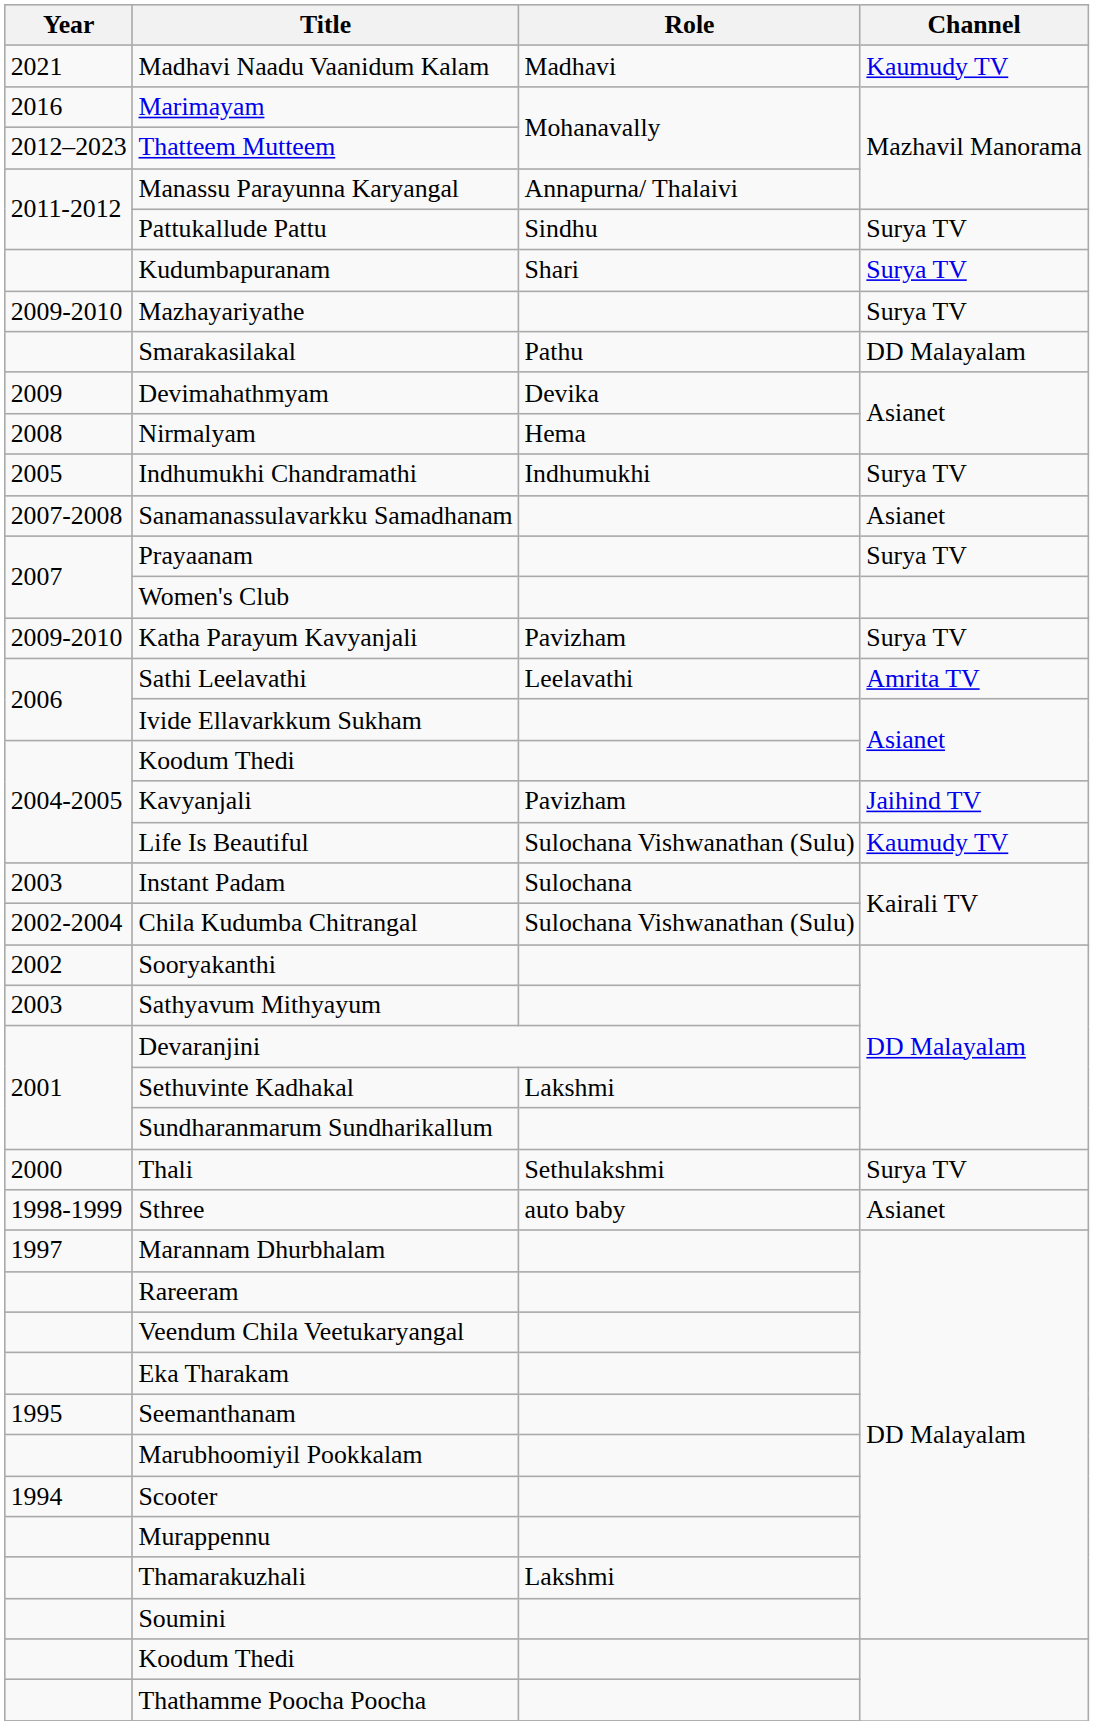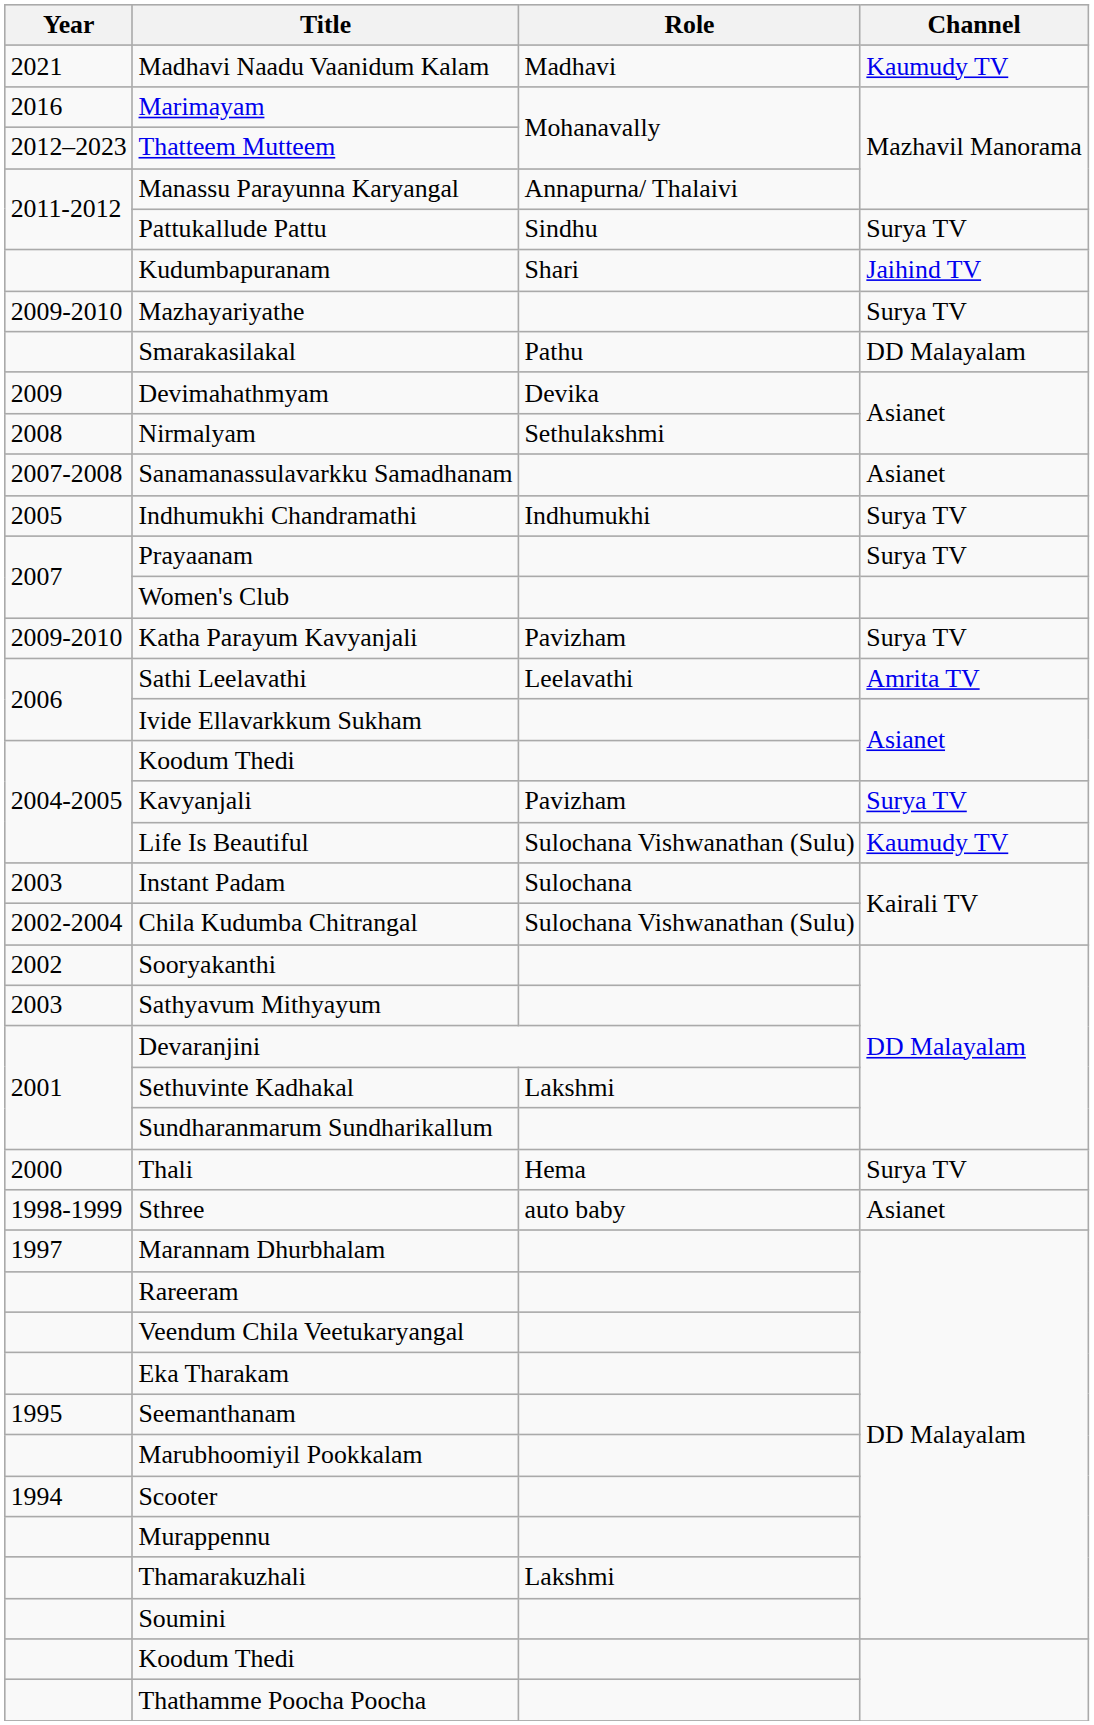(917, 270) Surya TV -> (924, 270) Jaihind TV
(555, 433) Hema -> (595, 433) Sethulakshmi
rows swapped: (37, 474) <-> (67, 515)
(924, 801) Jaihind TV -> (917, 801) Surya TV
(595, 1168) Sethulakshmi -> (555, 1168) Hema
